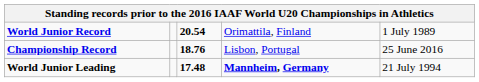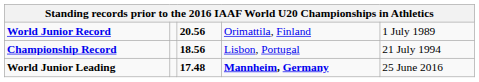(192, 31) 20.54 -> (192, 31) 20.56
(192, 49) 18.76 -> (192, 49) 18.56
(413, 49) 25 June 2016 -> (412, 49) 21 July 1994
(412, 67) 21 July 1994 -> (413, 67) 25 June 2016
